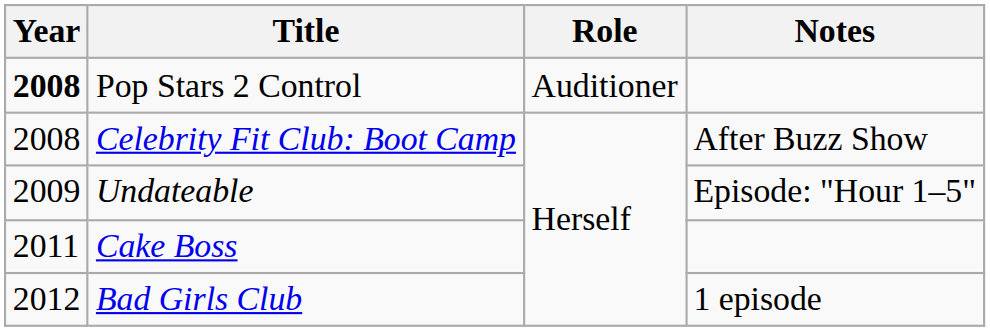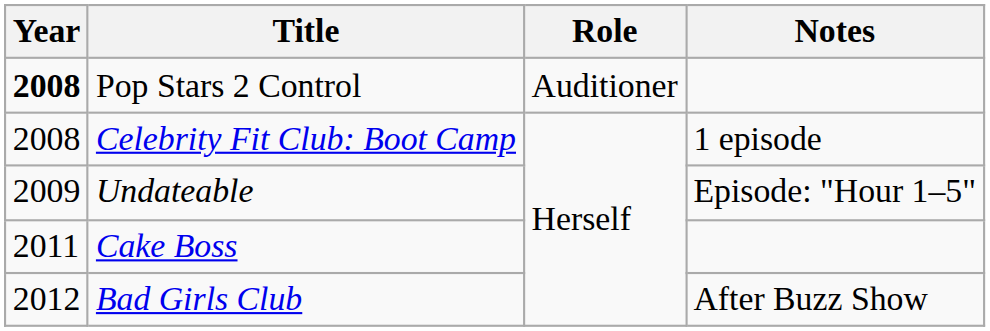(811, 138) After Buzz Show -> (758, 138) 1 episode
(758, 298) 1 episode -> (811, 298) After Buzz Show
